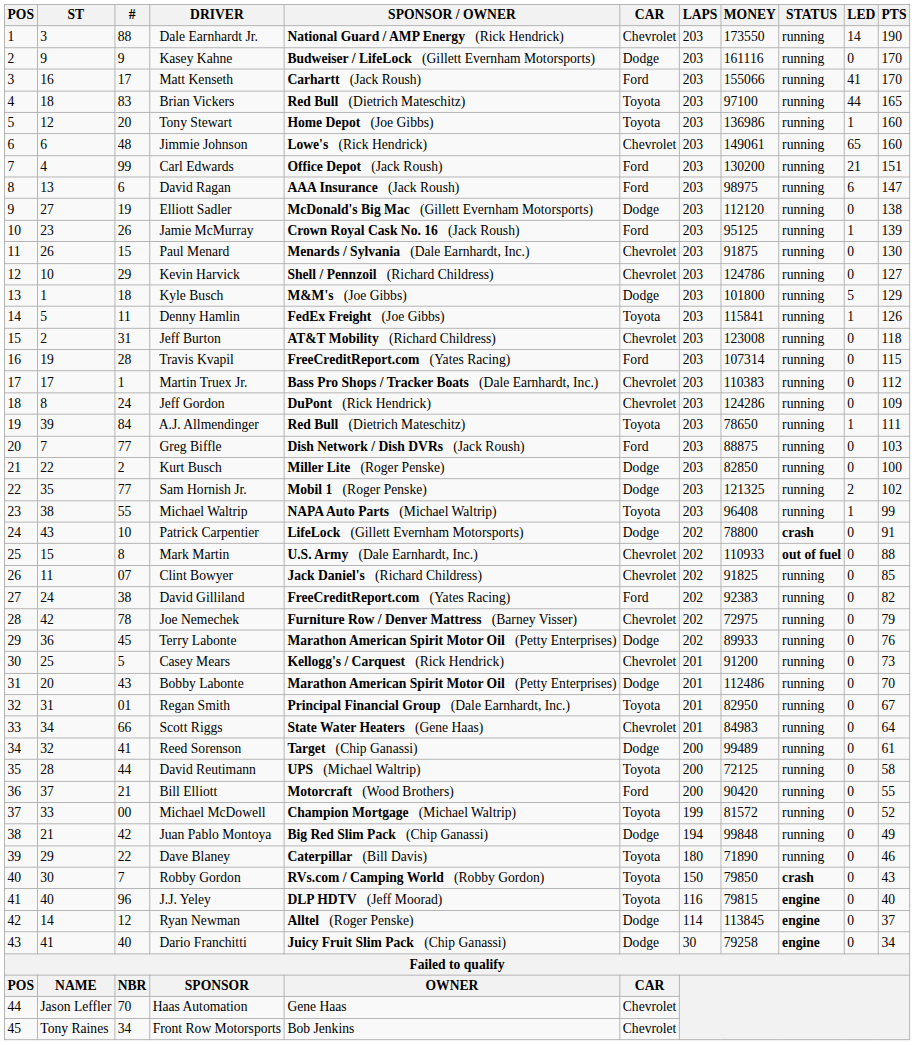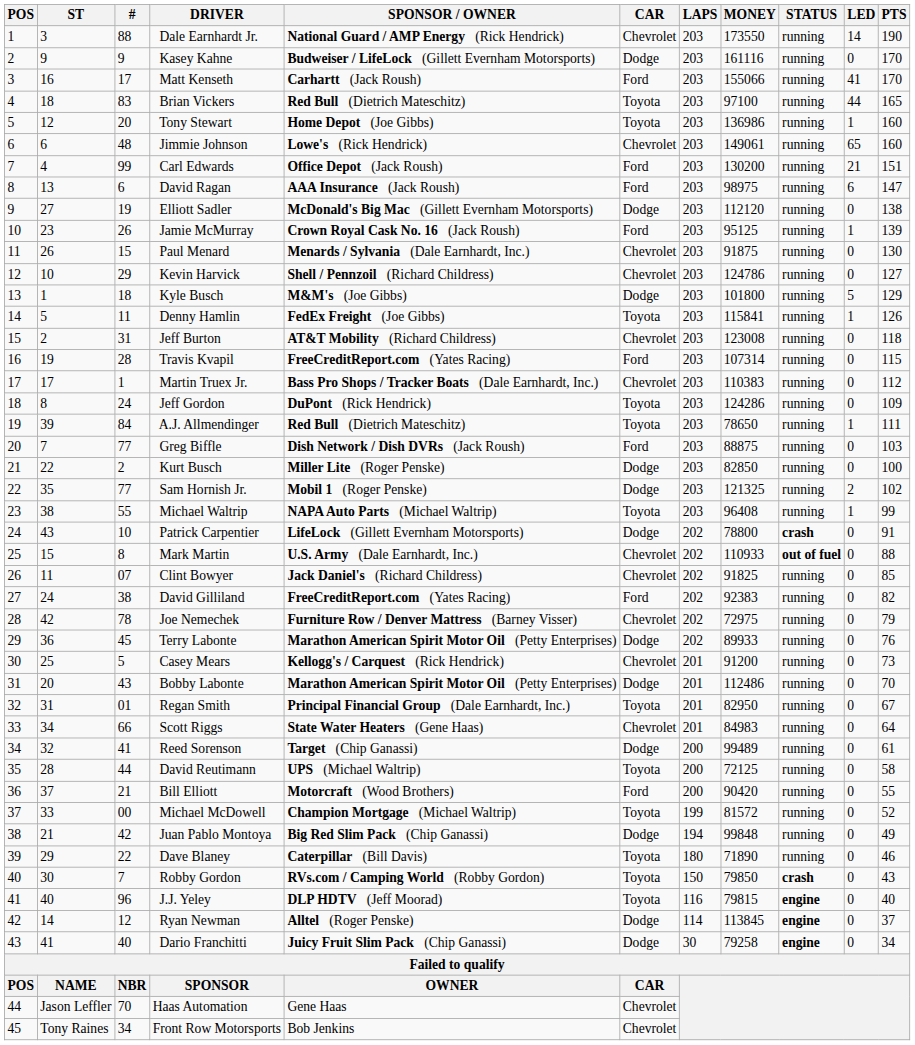(650, 403) Chevrolet -> (642, 403) Toyota
